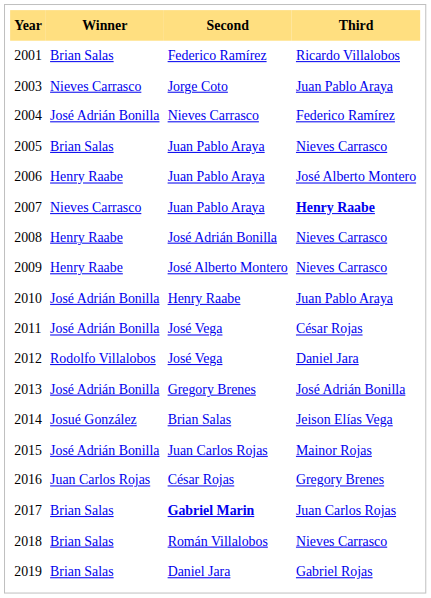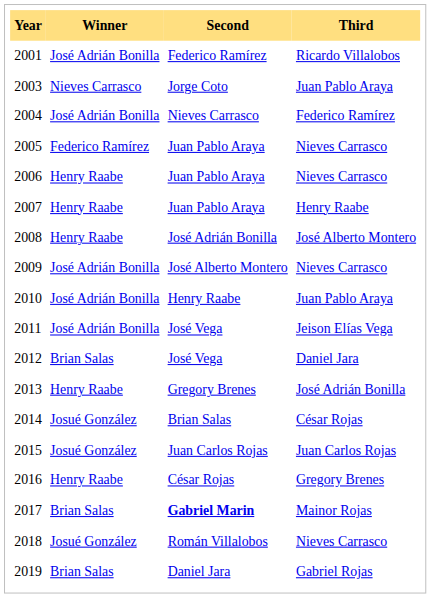(82, 55) Brian Salas -> (105, 55) José Adrián Bonilla
(82, 146) Brian Salas -> (100, 146) Federico Ramírez
(356, 177) José Alberto Montero -> (342, 177) Nieves Carrasco
(96, 207) Nieves Carrasco -> (86, 207) Henry Raabe
(335, 207) bold -> (332, 207) normal
(342, 237) Nieves Carrasco -> (356, 237) José Alberto Montero
(86, 268) Henry Raabe -> (105, 268) José Adrián Bonilla
(329, 329) César Rojas -> (344, 329) Jeison Elías Vega
(103, 359) Rodolfo Villalobos -> (82, 359) Brian Salas
(105, 389) José Adrián Bonilla -> (86, 389) Henry Raabe
(344, 420) Jeison Elías Vega -> (329, 420) César Rojas
(105, 450) José Adrián Bonilla -> (93, 450) Josué González
(334, 450) Mainor Rojas -> (346, 450) Juan Carlos Rojas
(100, 480) Juan Carlos Rojas -> (86, 480) Henry Raabe
(346, 511) Juan Carlos Rojas -> (334, 511) Mainor Rojas
(82, 541) Brian Salas -> (93, 541) Josué González
